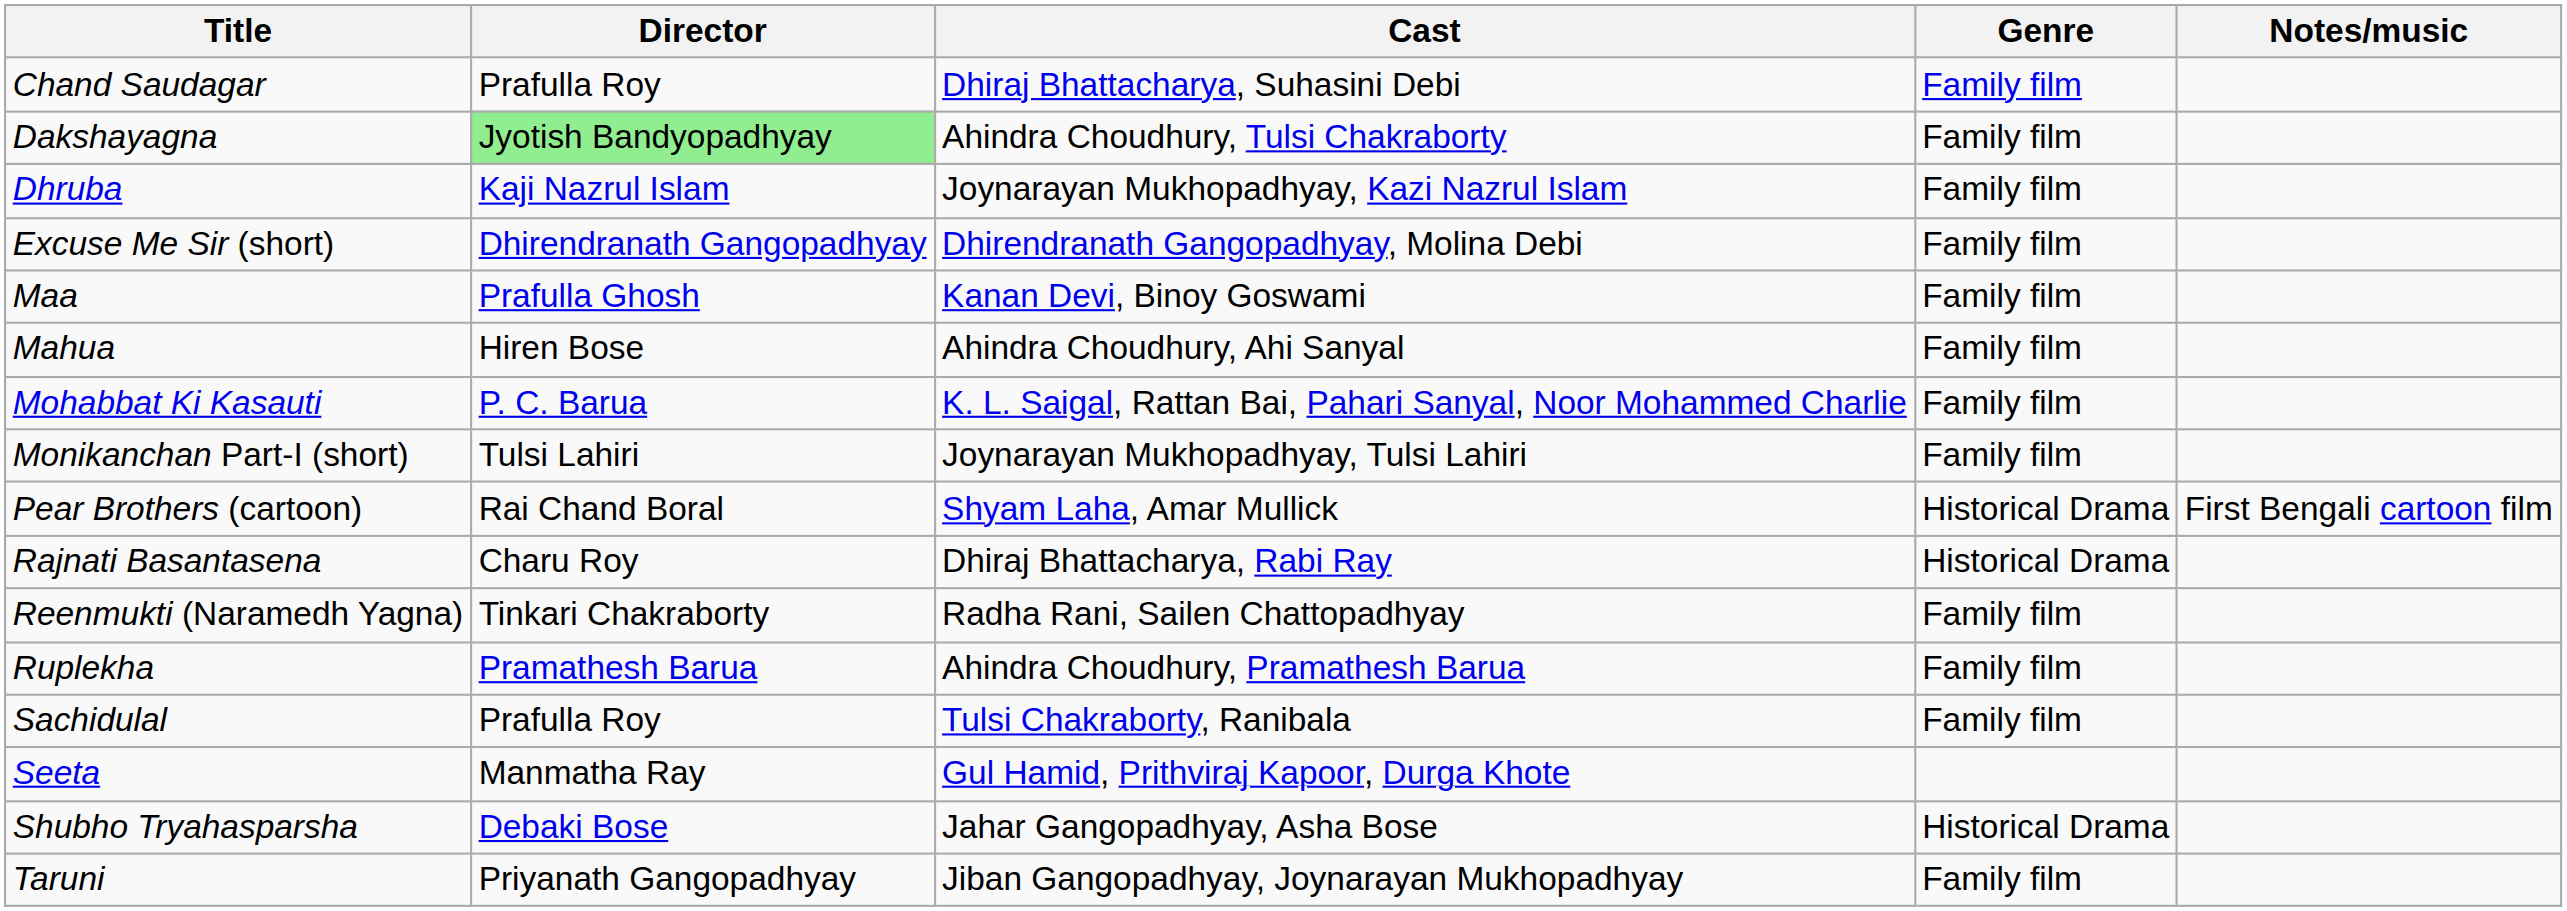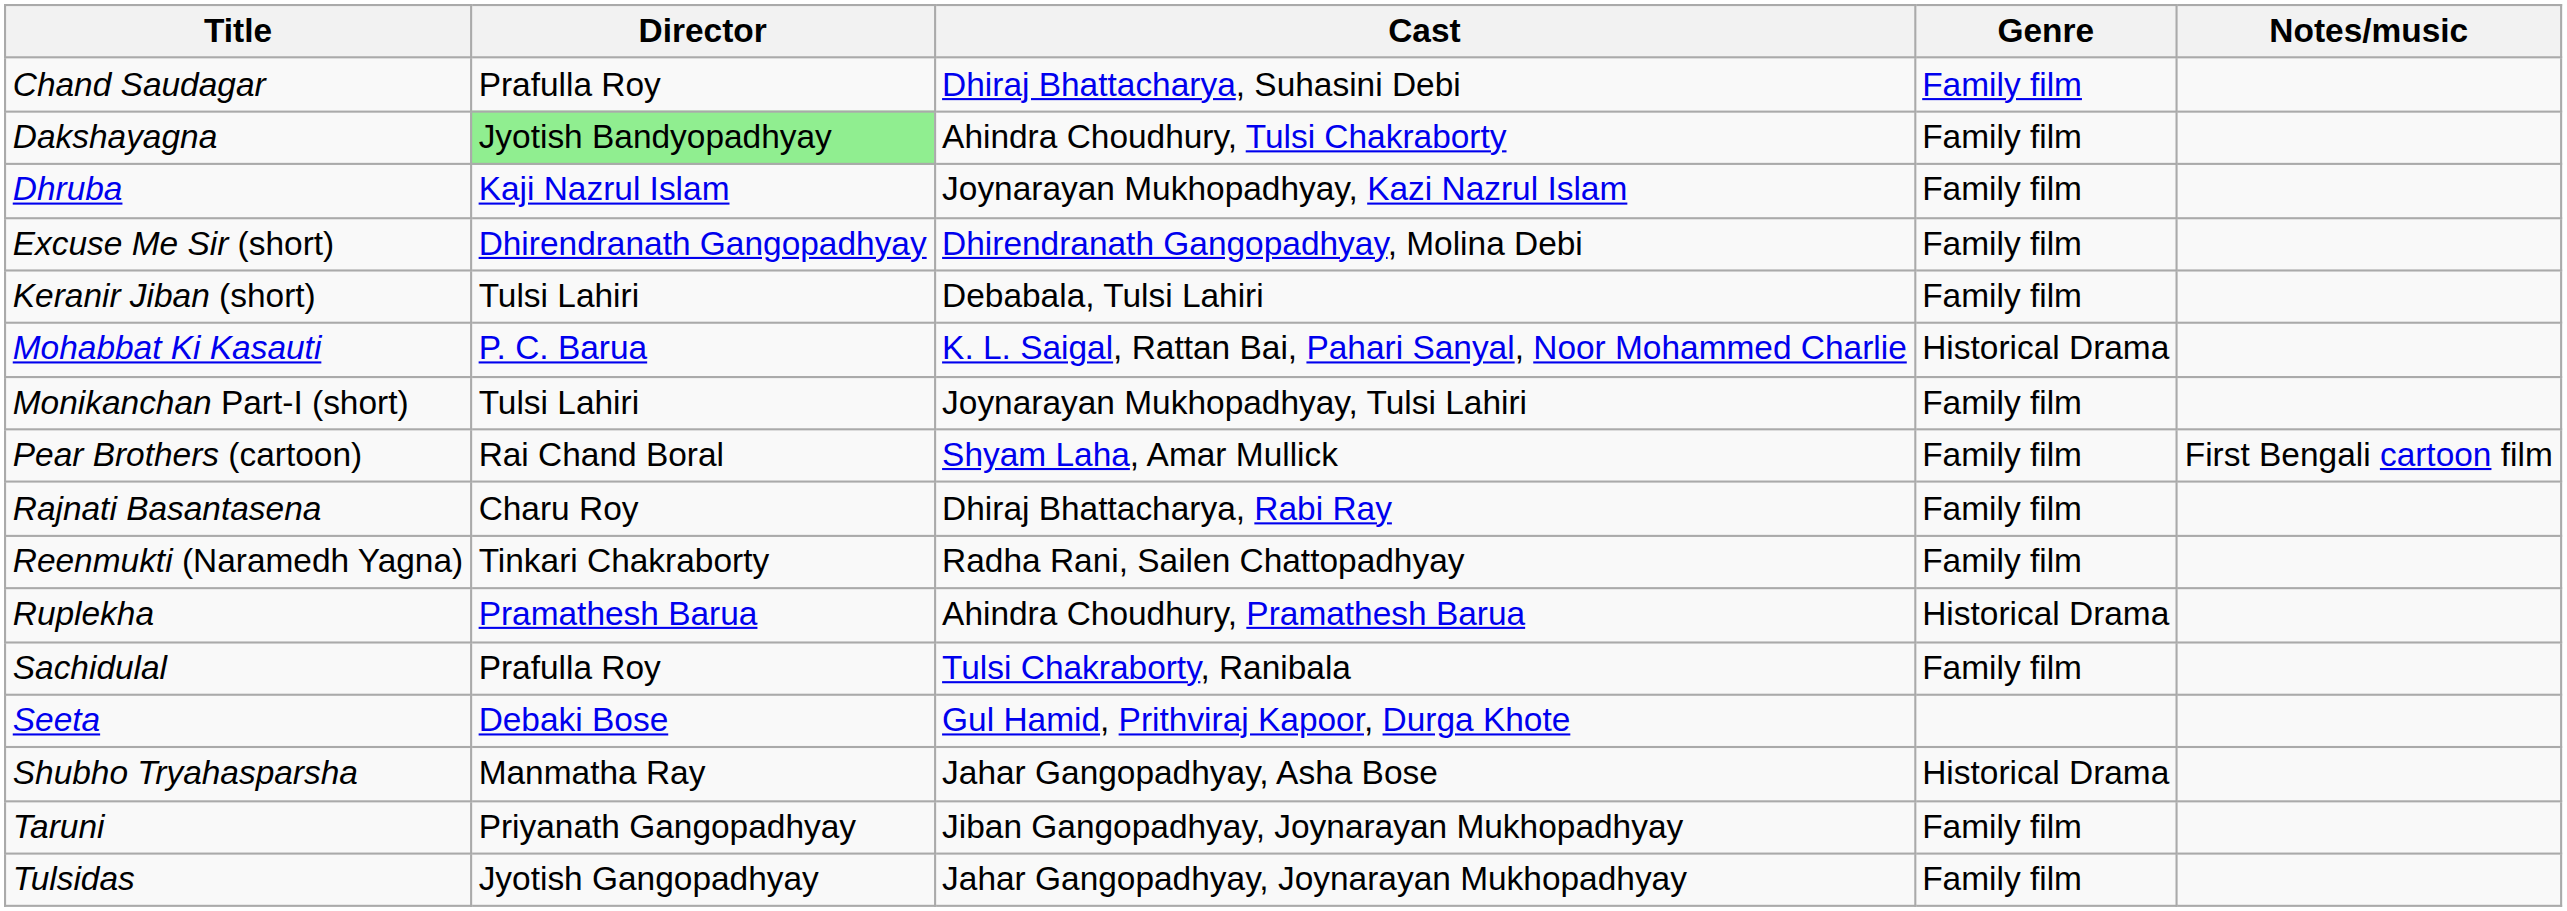+ row: (164, 296)
- row: (45, 296)
- row: (64, 349)
(2002, 402) Family film -> (2046, 349) Historical Drama
(2046, 508) Historical Drama -> (2002, 455) Family film
(2046, 561) Historical Drama -> (2002, 508) Family film
(2002, 667) Family film -> (2046, 614) Historical Drama
(592, 773) Manmatha Ray -> (573, 720) Debaki Bose
(573, 826) Debaki Bose -> (592, 773) Manmatha Ray
+ row: (74, 879)
